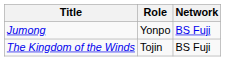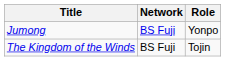columns swapped: (155, 13) <-> (197, 13)
